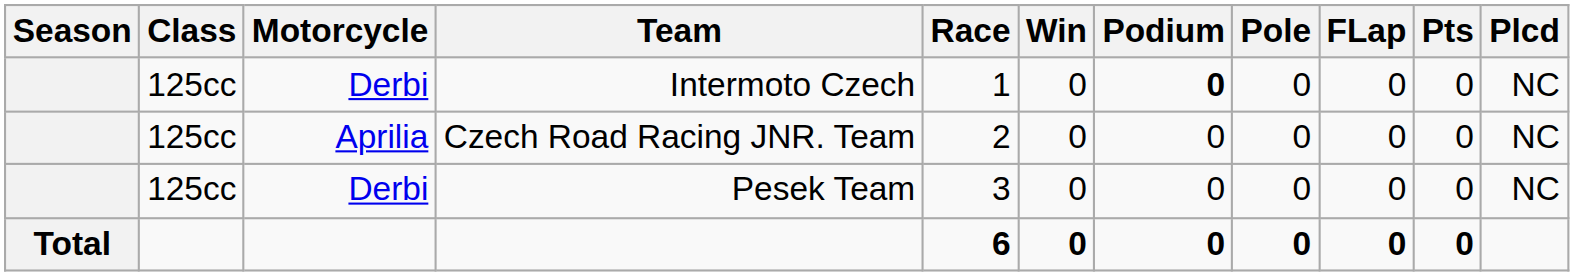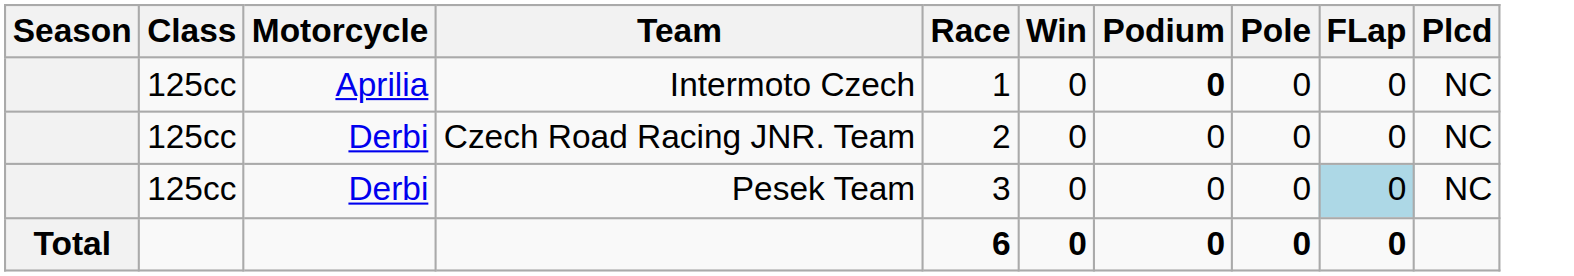- column: (1448, 31)
(388, 84) Derbi -> (382, 84) Aprilia
(382, 137) Aprilia -> (388, 137) Derbi
(1397, 190) no background -> (1397, 190) lightblue background
